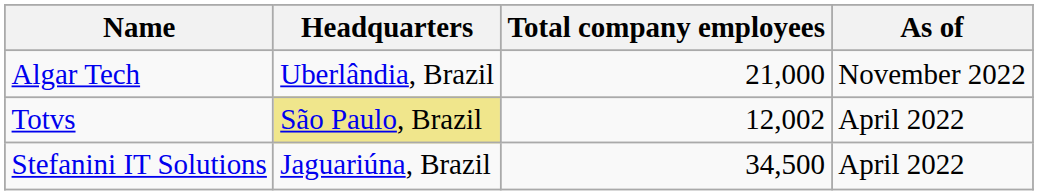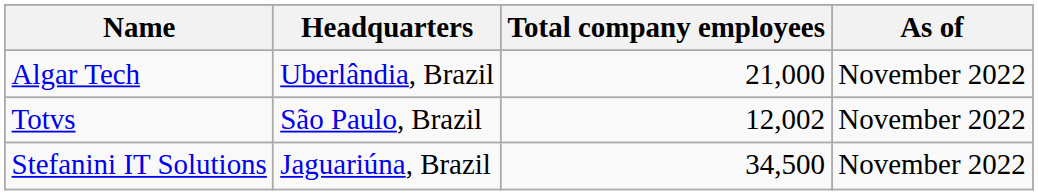(381, 119) khaki background -> (381, 119) no background
(901, 119) April 2022 -> (932, 119) November 2022
(901, 165) April 2022 -> (932, 165) November 2022
